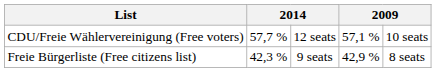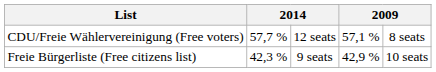(407, 36) 10 seats -> (407, 36) 8 seats
(407, 57) 8 seats -> (407, 57) 10 seats
